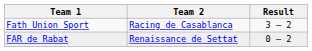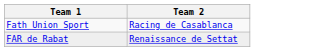- column: (279, 11)
